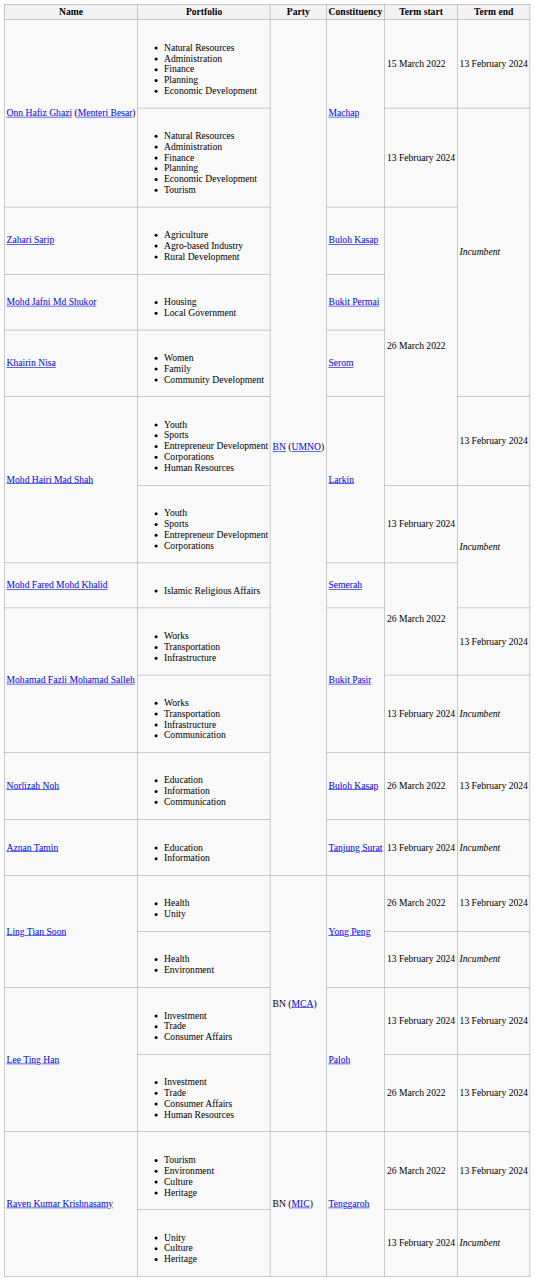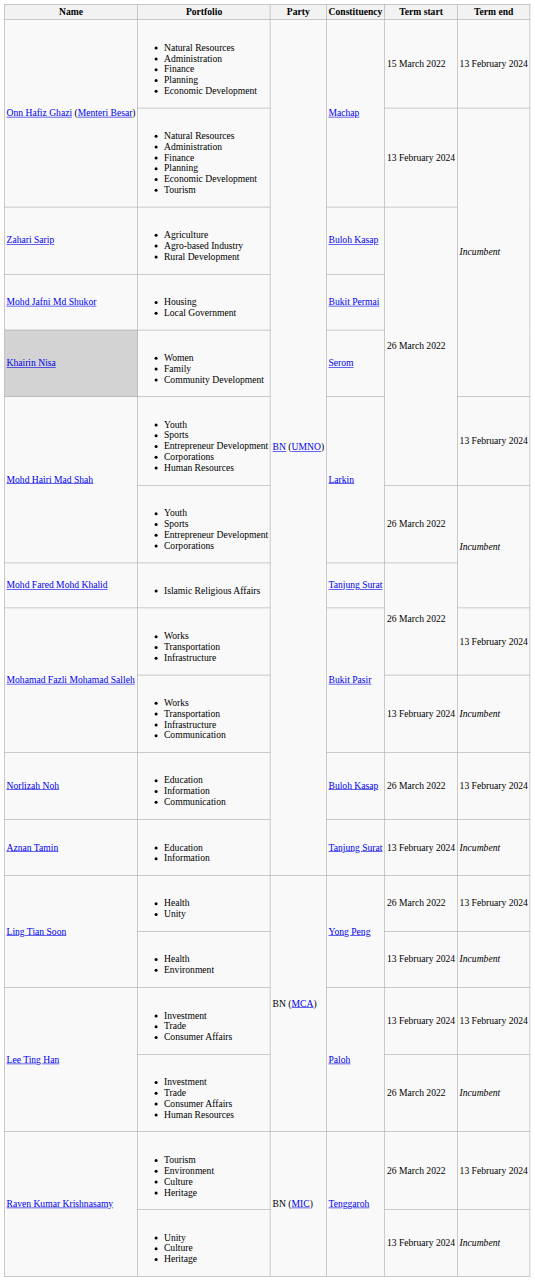(31, 363) no background -> (31, 363) lightgrey background
(421, 524) 13 February 2024 -> (416, 524) 26 March 2022
(345, 585) Semerah -> (355, 585) Tanjung Surat
(494, 1093) 13 February 2024 -> (480, 1093) Incumbent
